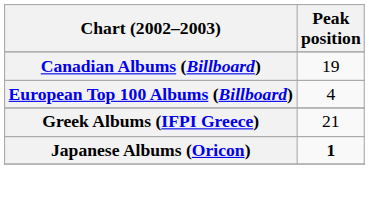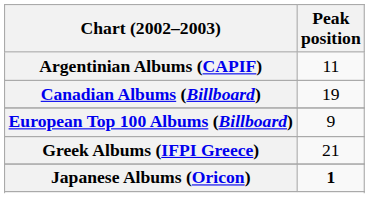+ row: (151, 66)
(331, 94) 4 -> (331, 121) 9
